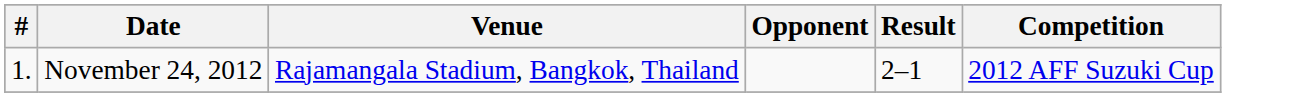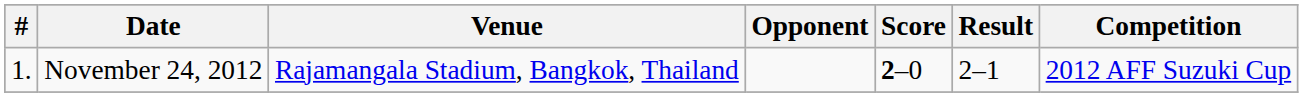+ column: (914, 26)
